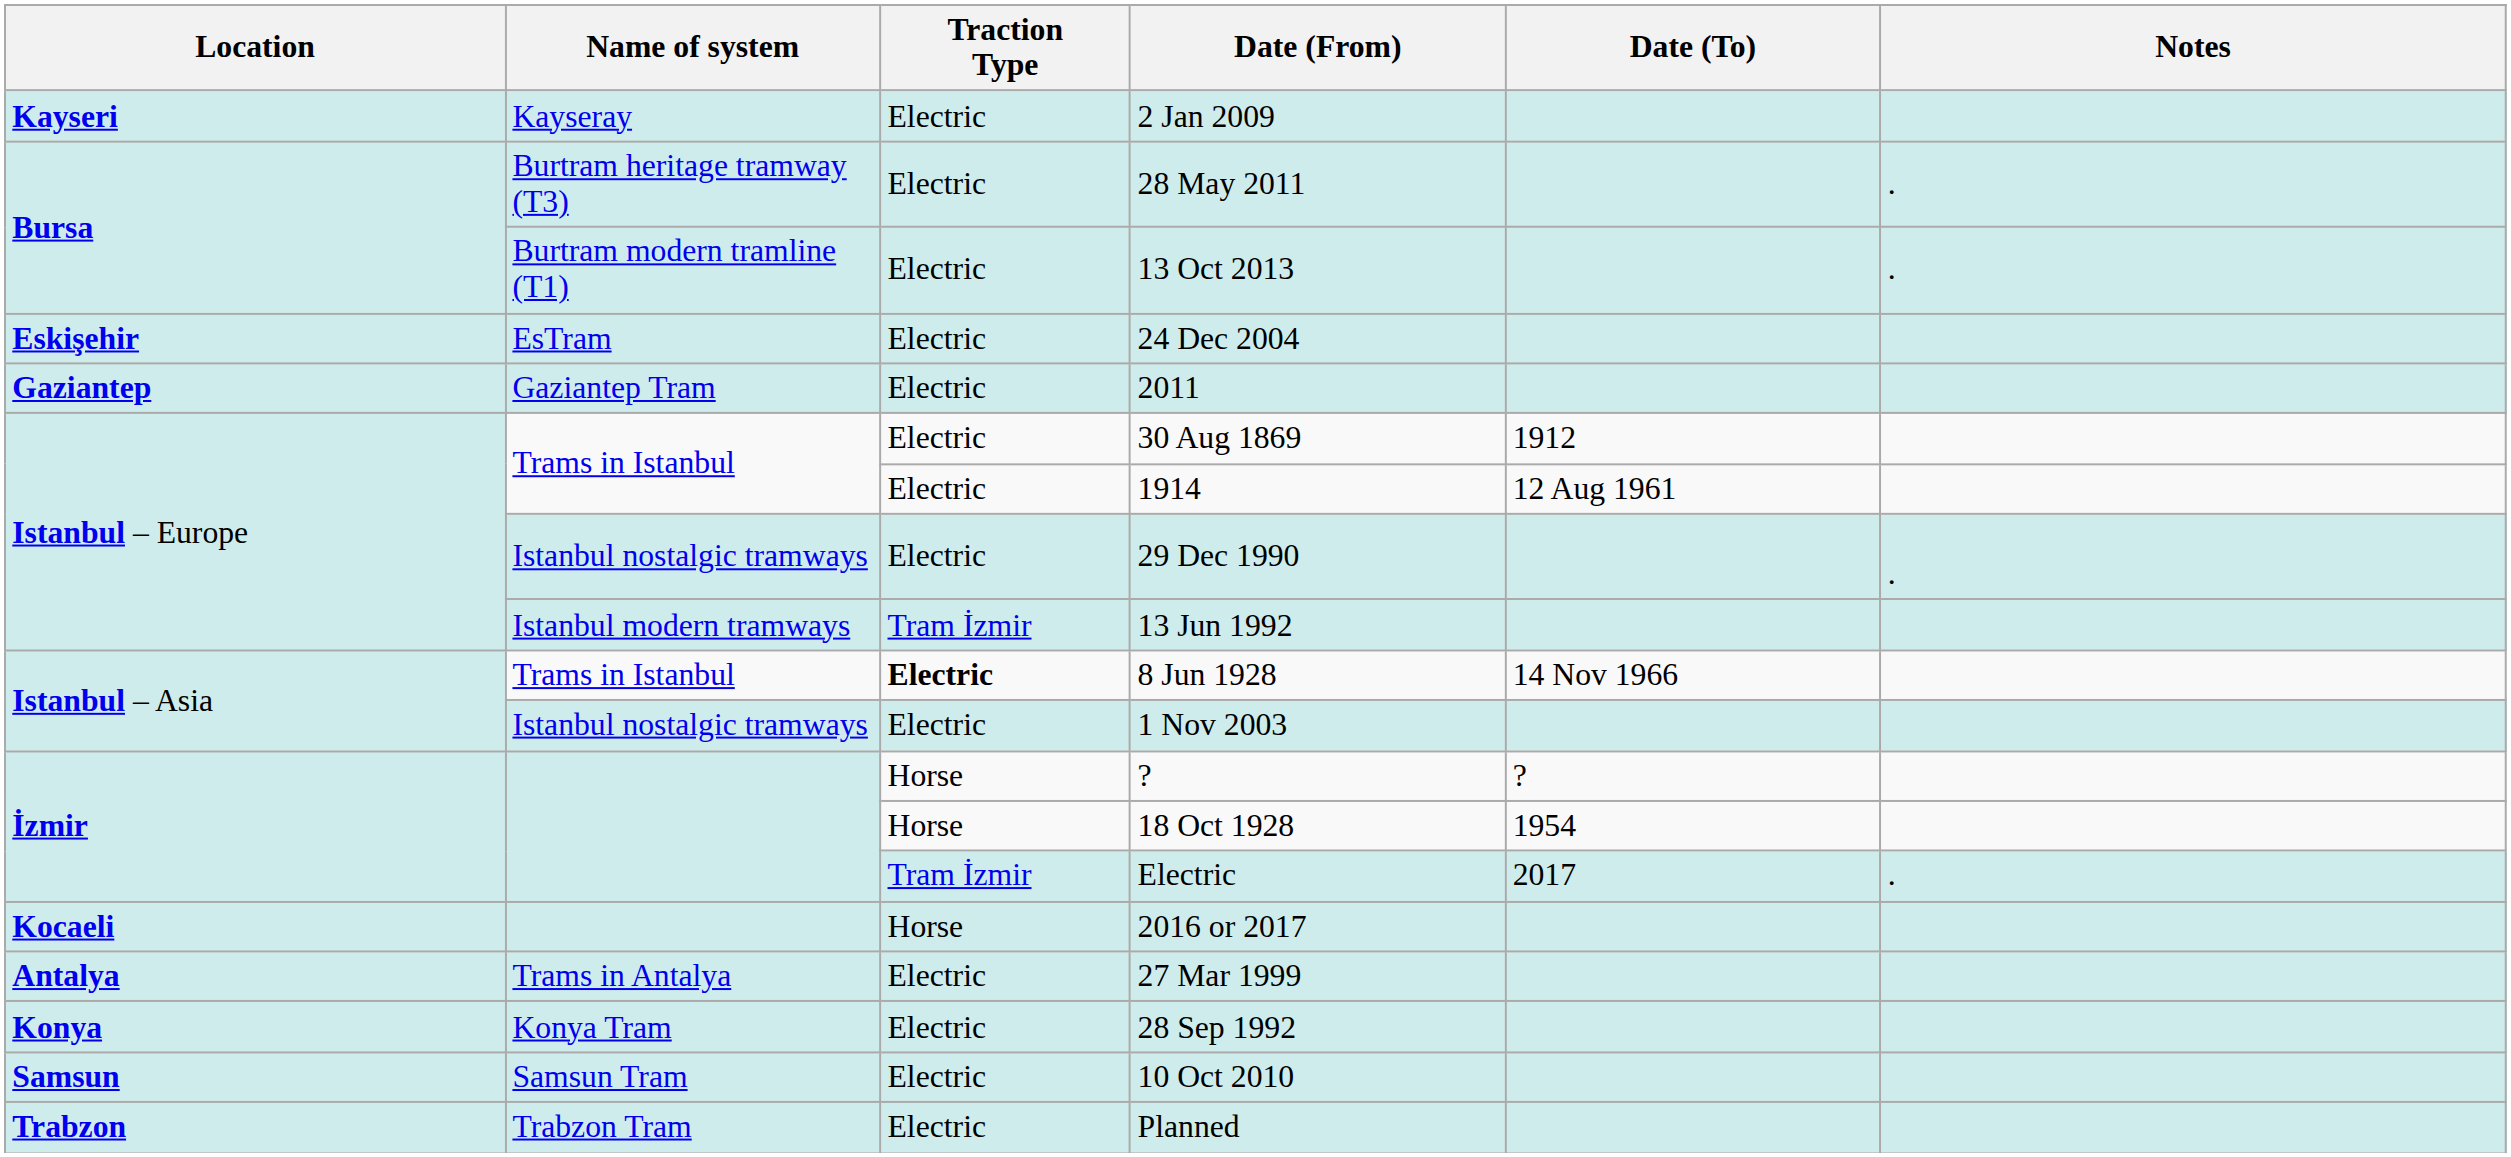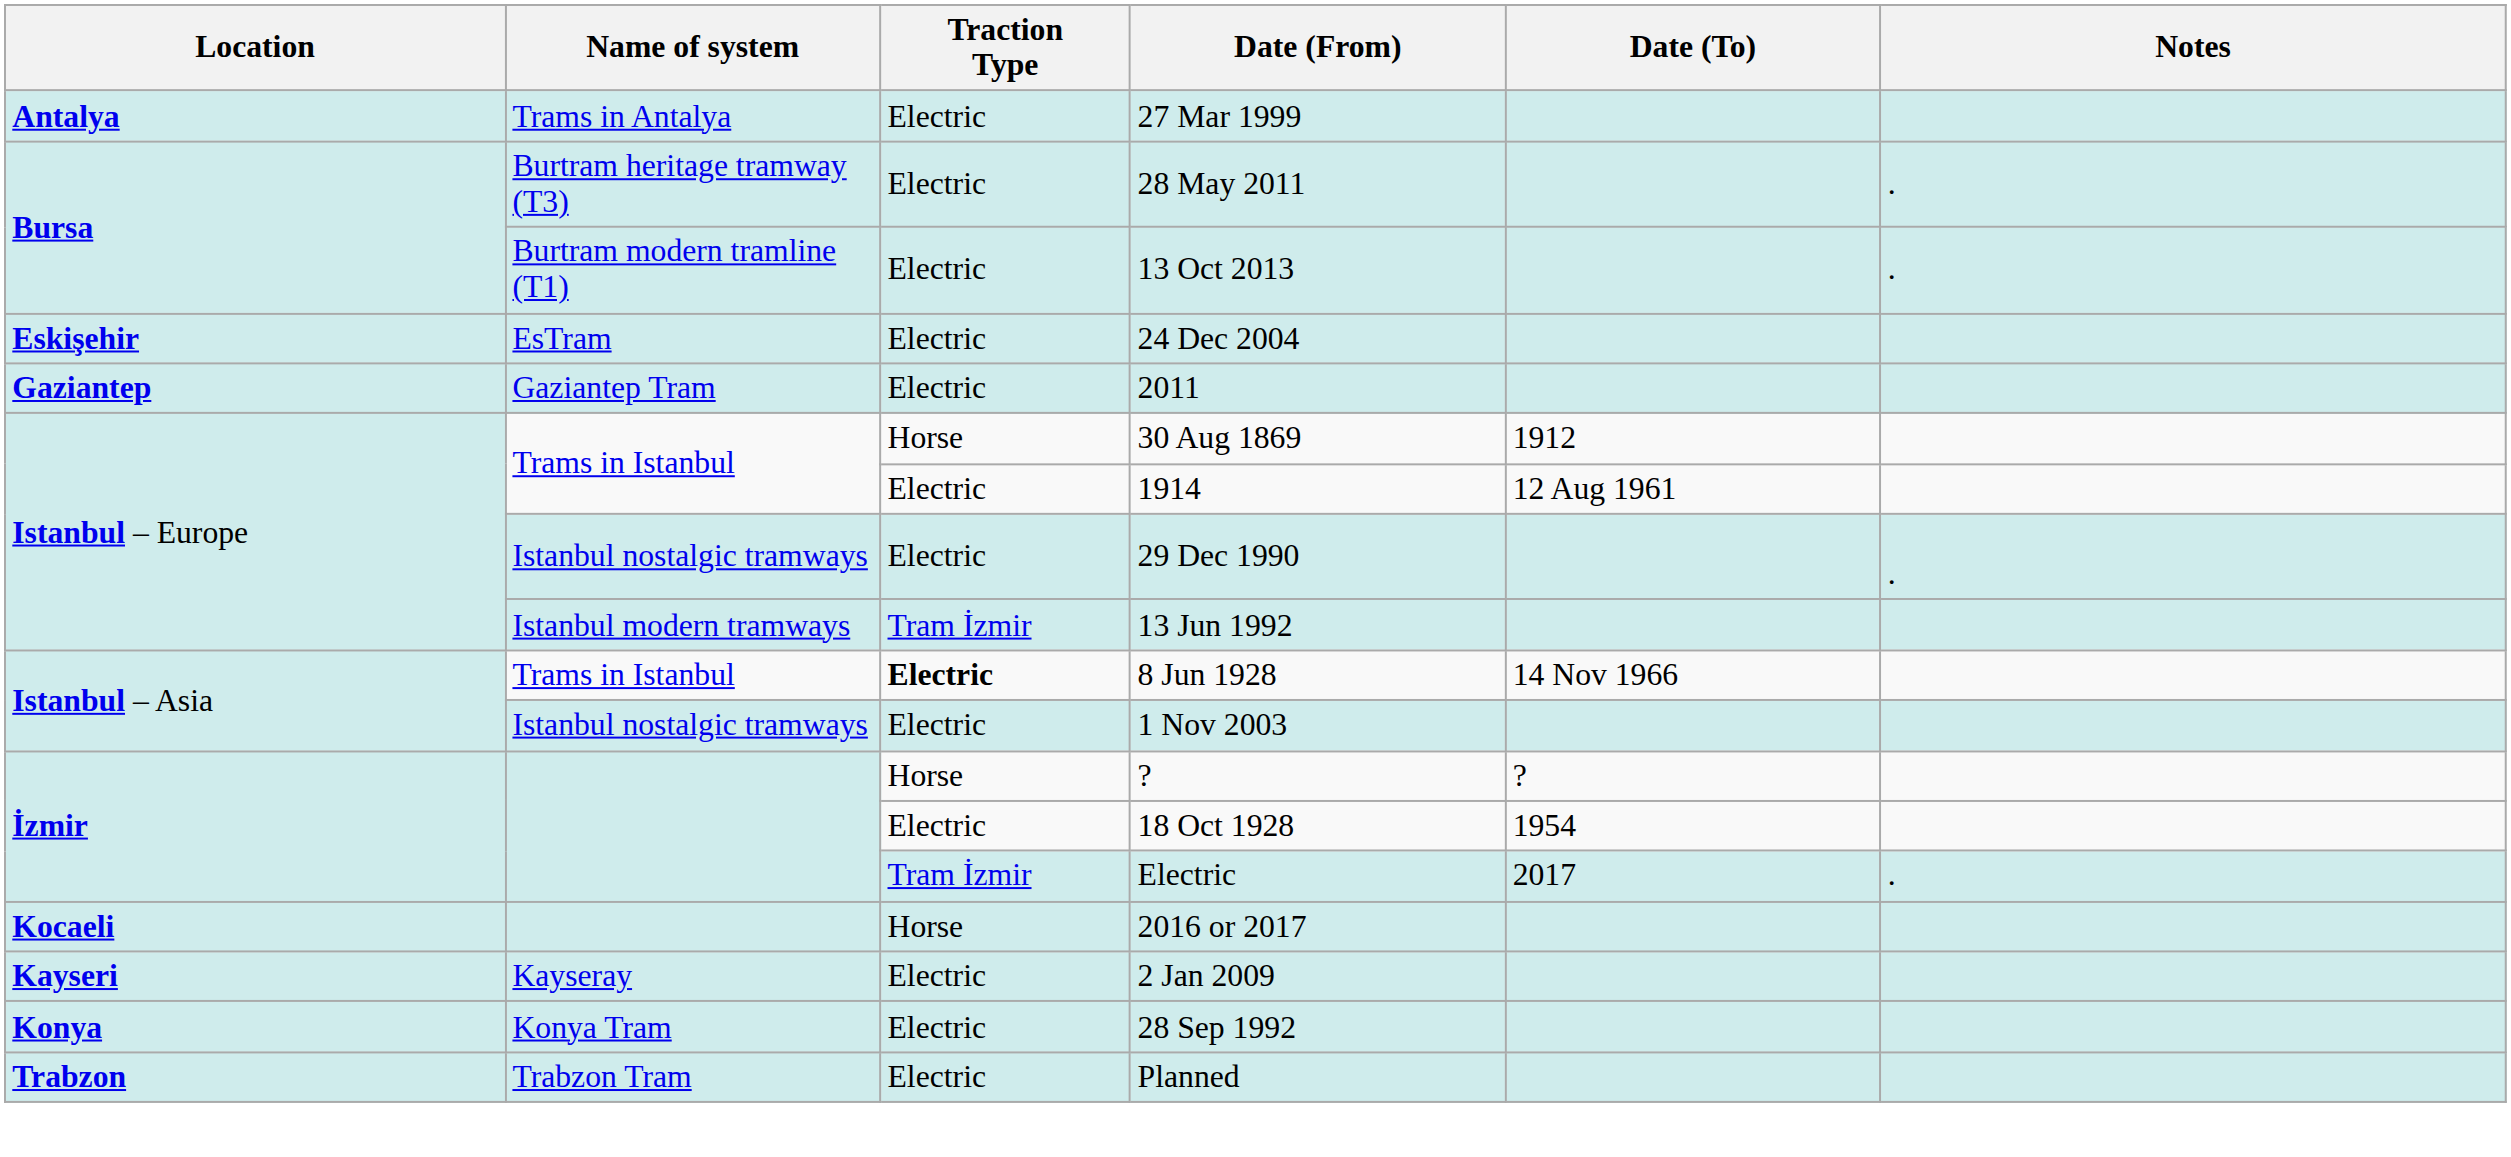rows swapped: (1219, 976) <-> (1206, 115)
(937, 437) Electric -> (925, 437) Horse
(925, 825) Horse -> (937, 825) Electric
- row: (1216, 1076)
